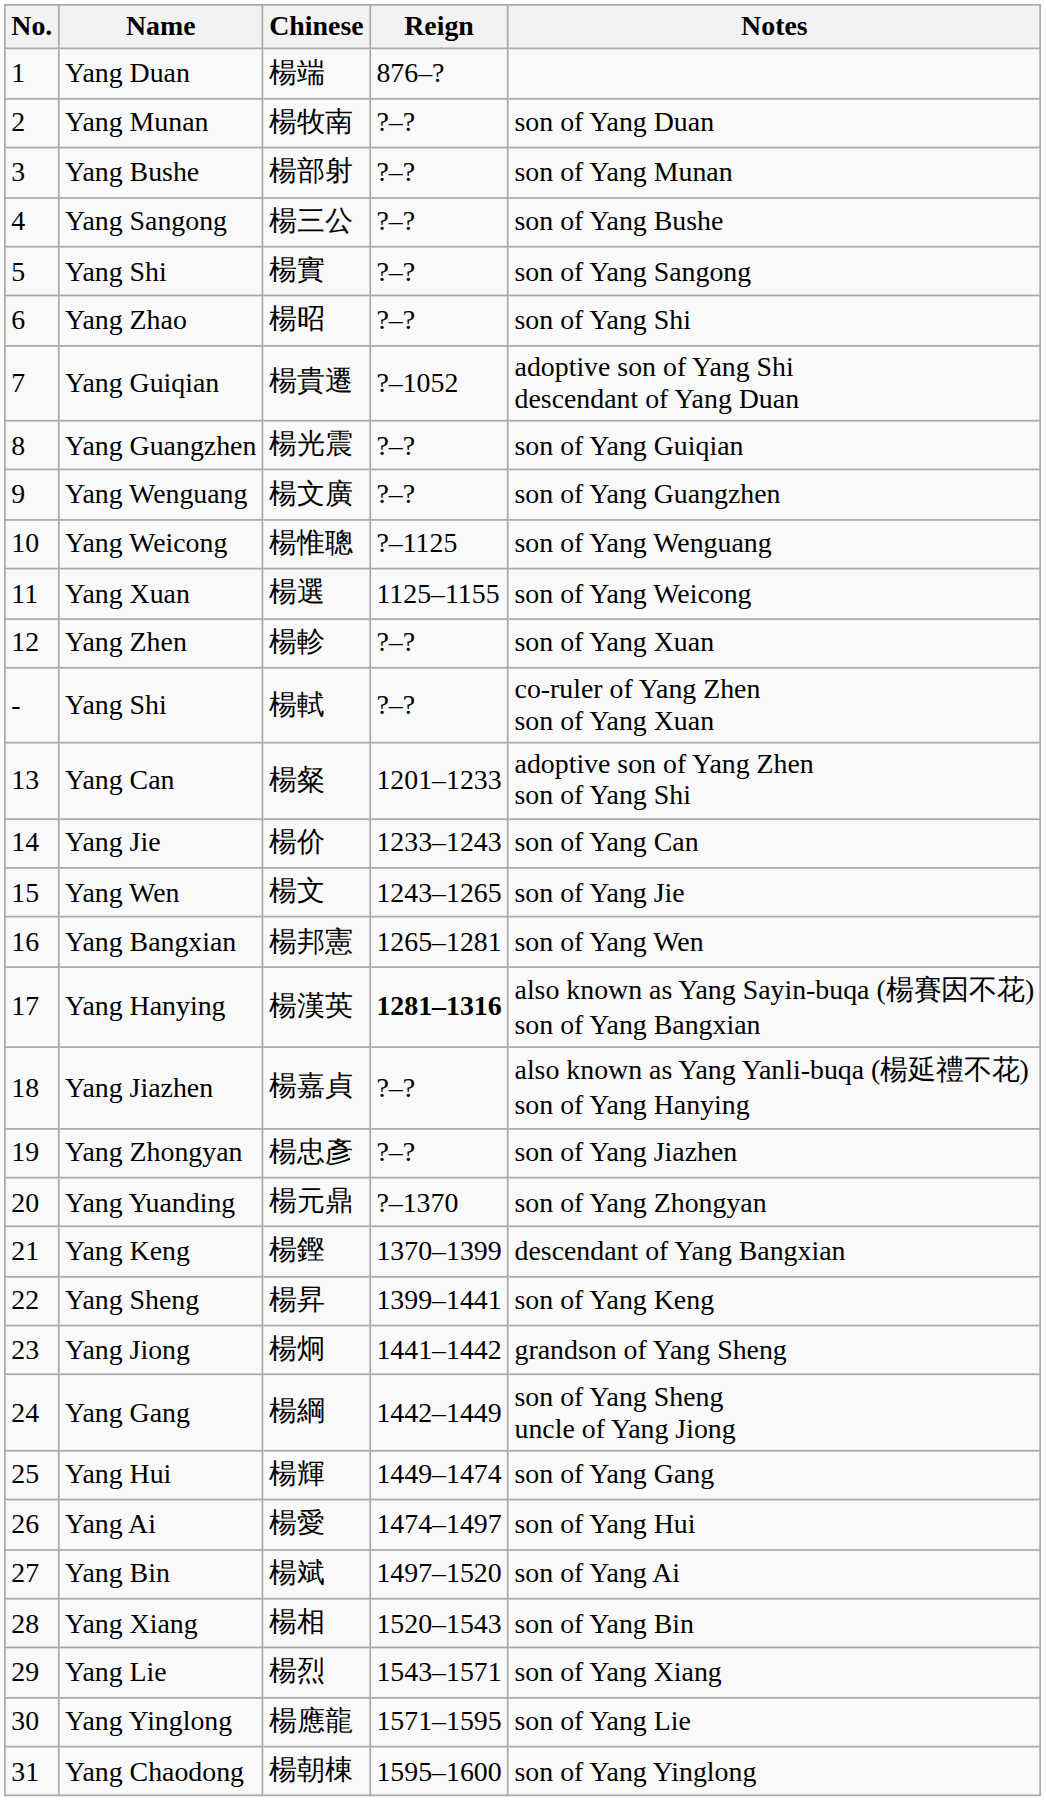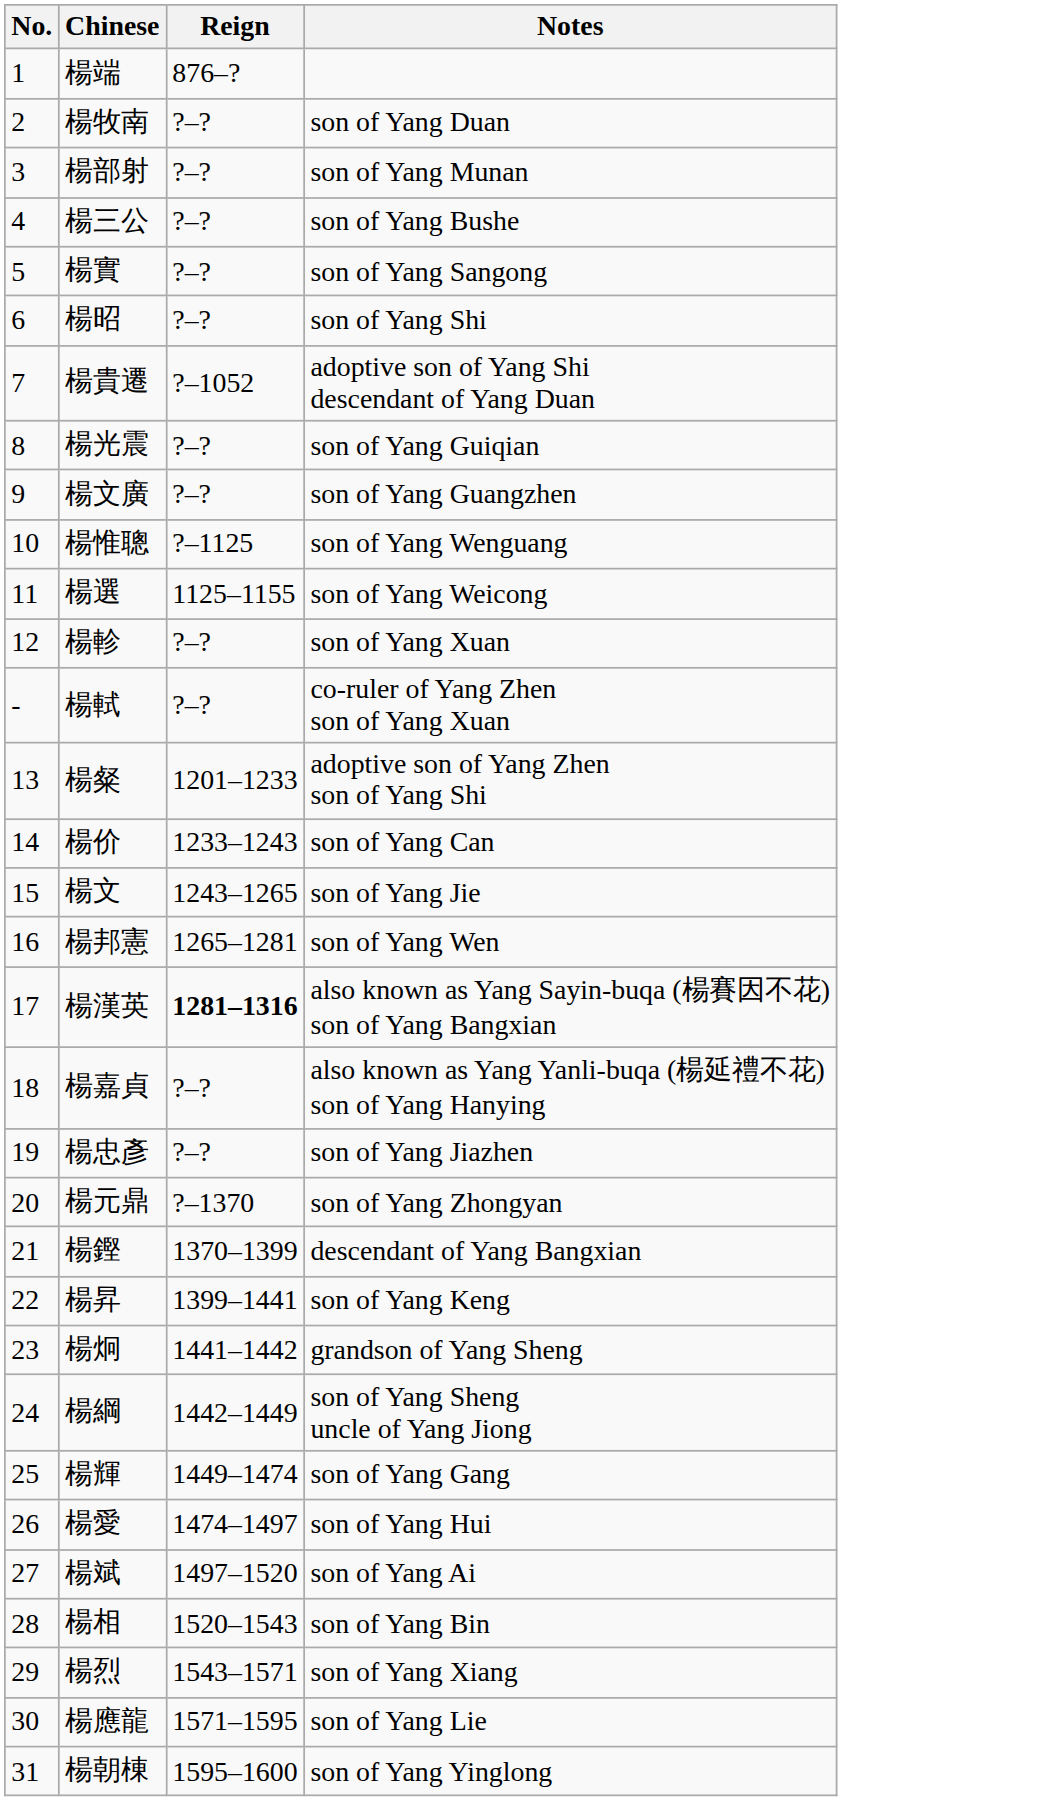- column: (161, 26)
